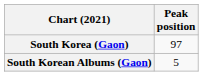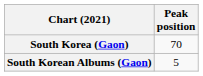(176, 44) 97 -> (176, 44) 70
